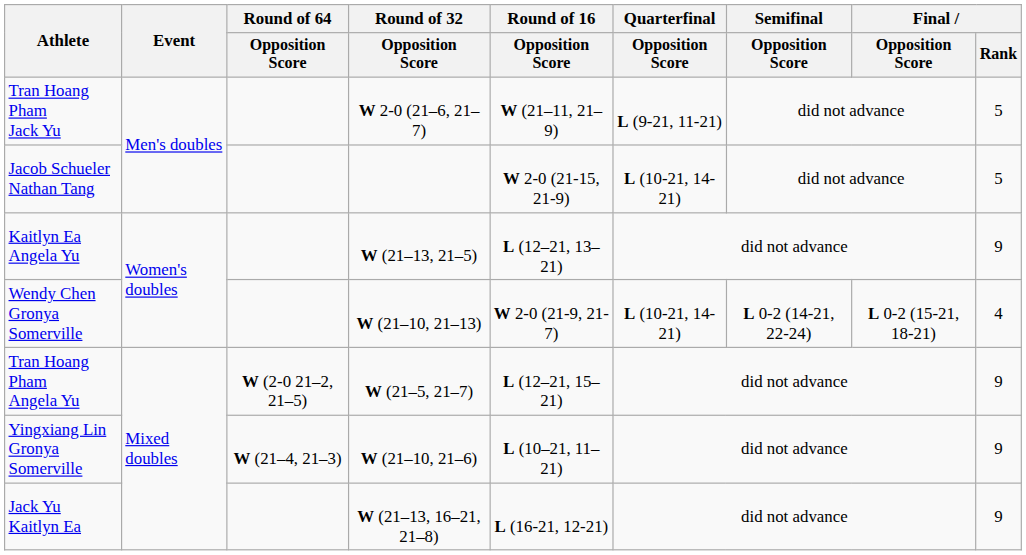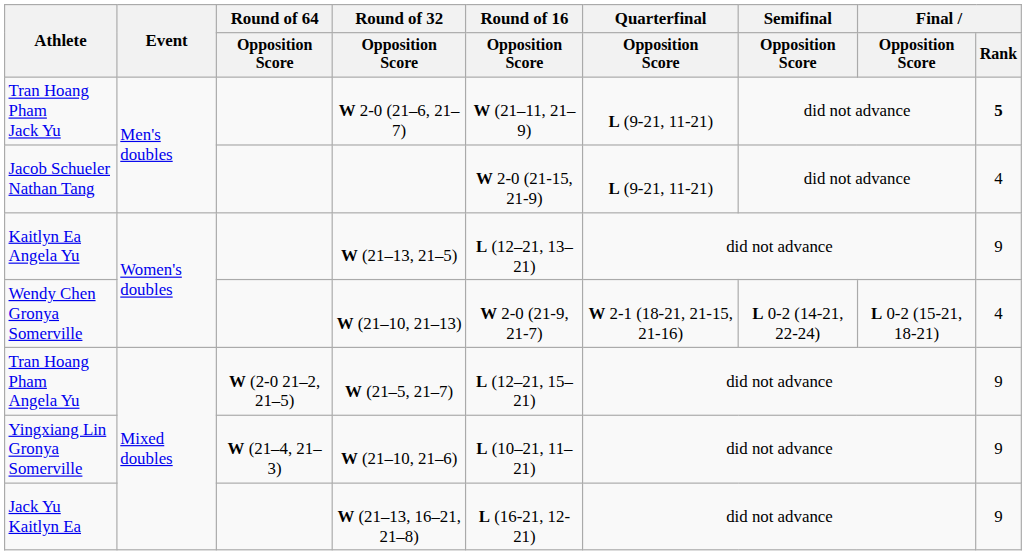(998, 111) normal -> (998, 111) bold
(670, 188) L (10-21, 14-21) -> (661, 188) L (9-21, 11-21)
(998, 179) 5 -> (998, 179) 4
(670, 324) L (10-21, 14-21) -> (661, 324) W 2-1 (18-21, 21-15, 21-16)
